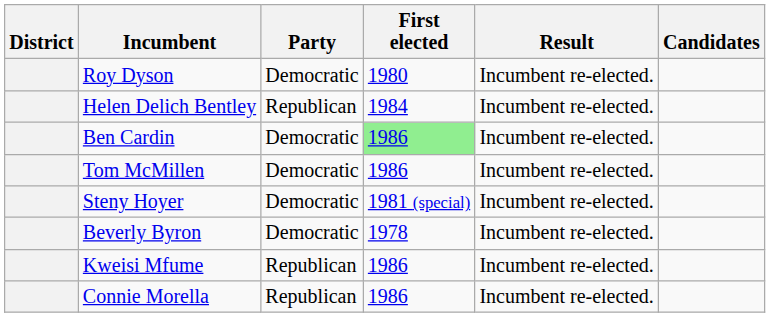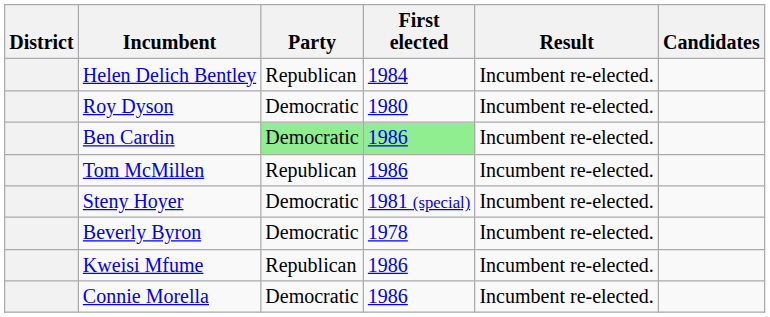rows swapped: (128, 74) <-> (170, 106)
(312, 138) no background -> (312, 138) lightgreen background
(312, 169) Democratic -> (311, 169) Republican
(311, 296) Republican -> (312, 296) Democratic
